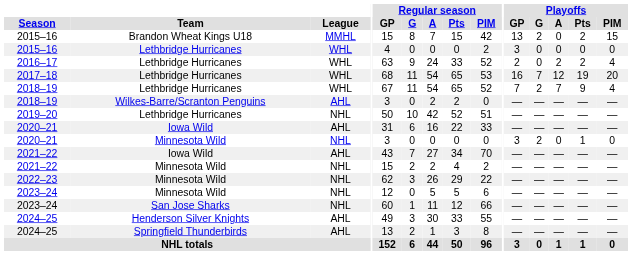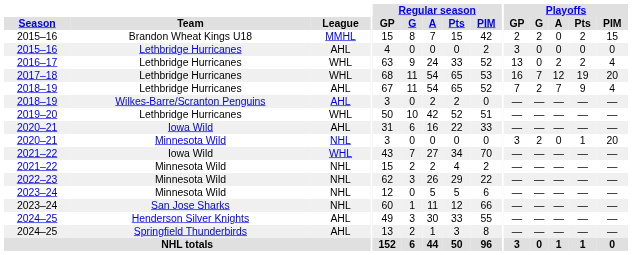(517, 36) 13 -> (517, 36) 2
(340, 49) WHL -> (340, 49) AHL
(517, 62) 2 -> (517, 62) 13
(340, 88) WHL -> (340, 88) AHL
(341, 114) NHL -> (340, 114) WHL
(612, 140) 0 -> (612, 140) 20
(340, 153) AHL -> (340, 153) WHL
